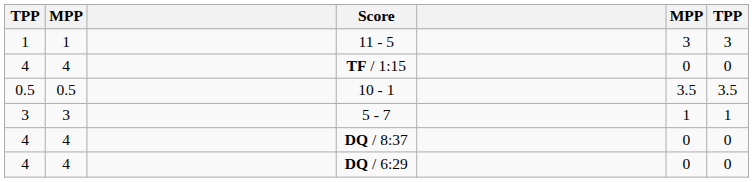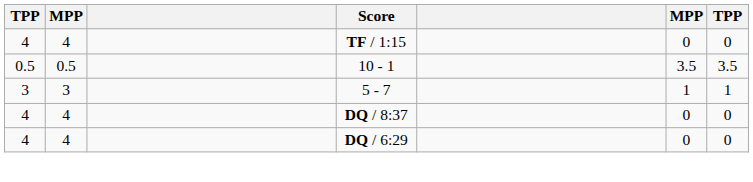- row: (376, 41)
